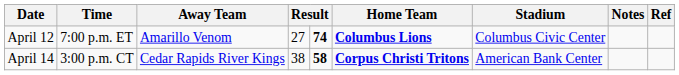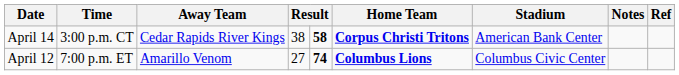rows swapped: (31, 37) <-> (31, 59)
